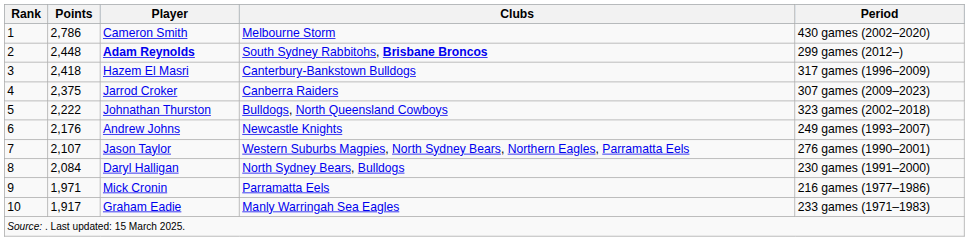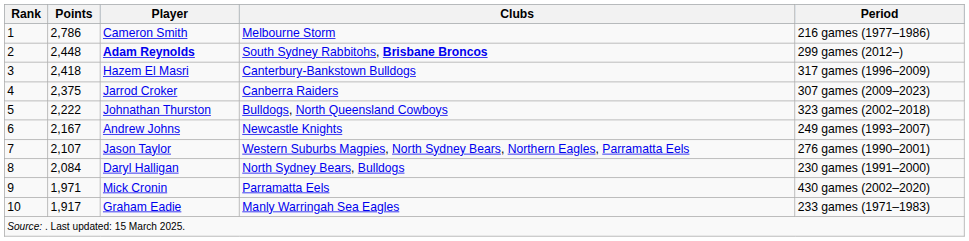(864, 33) 430 games (2002–2020) -> (864, 33) 216 games (1977–1986)
(66, 129) 2,176 -> (66, 129) 2,167
(864, 187) 216 games (1977–1986) -> (864, 187) 430 games (2002–2020)
